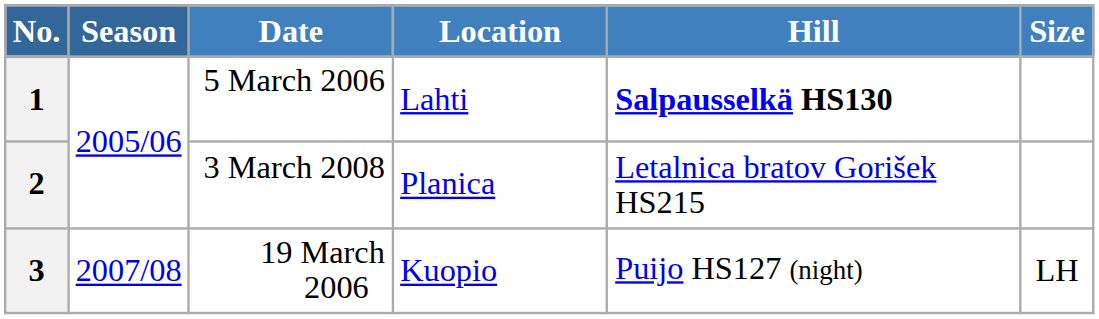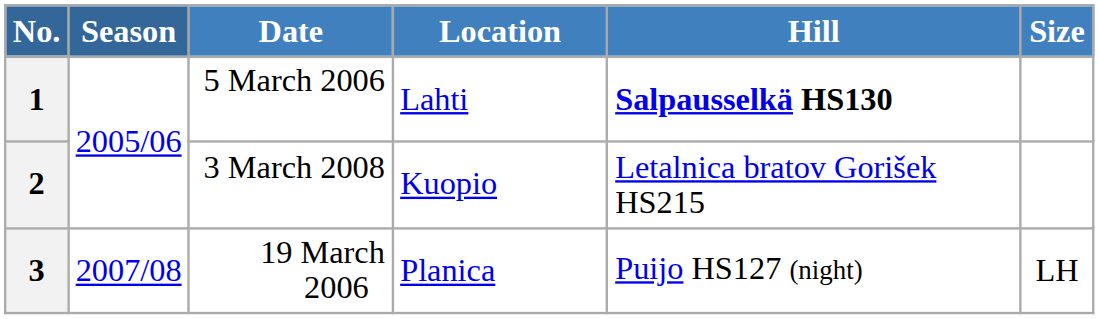(448, 184) Planica -> (449, 184) Kuopio
(449, 270) Kuopio -> (448, 270) Planica
